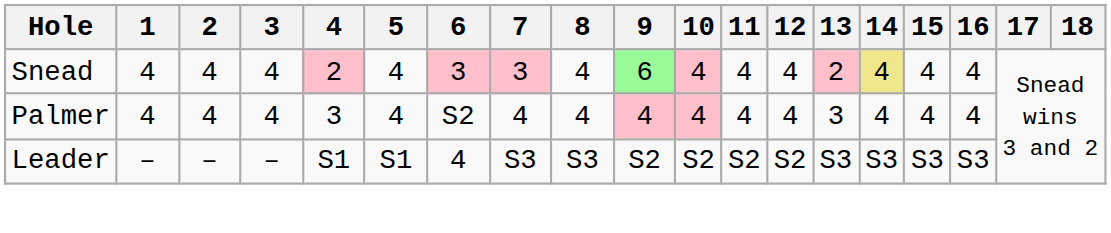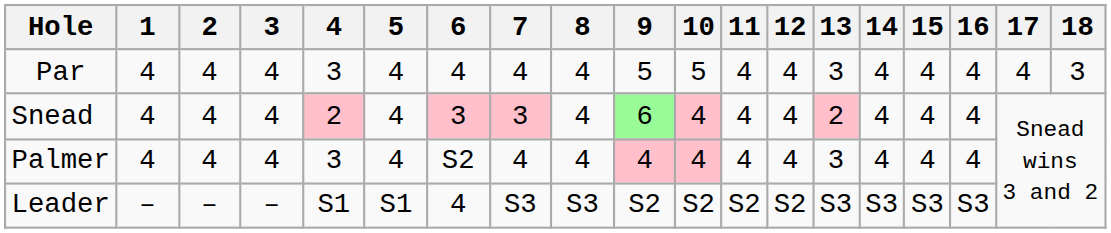+ row: (61, 72)
(882, 72) khaki background -> (882, 116) no background
